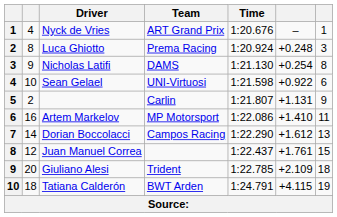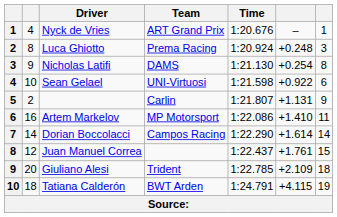(296, 134) +1.612 -> (296, 134) +1.614
(324, 134) 13 -> (324, 134) 14
